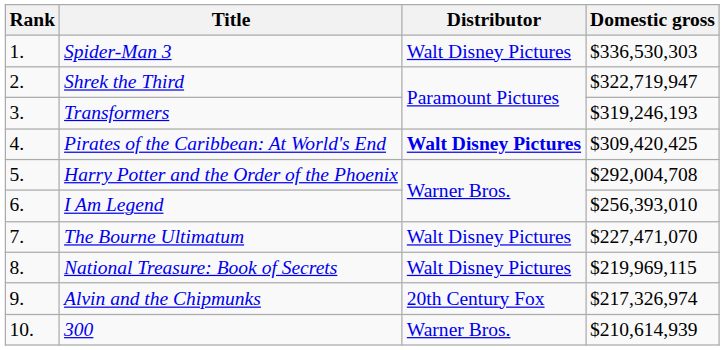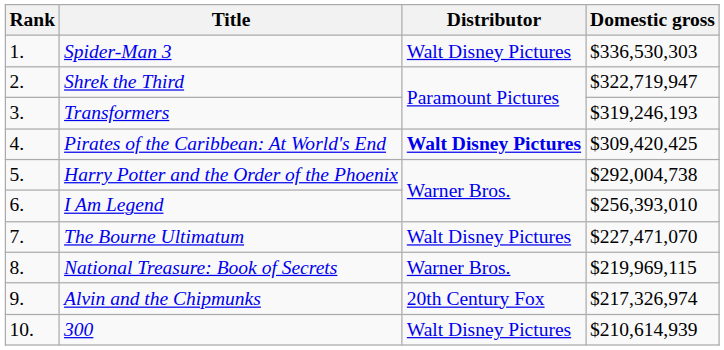(644, 174) $292,004,708 -> (644, 174) $292,004,738
(489, 267) Walt Disney Pictures -> (459, 267) Warner Bros.
(459, 329) Warner Bros. -> (489, 329) Walt Disney Pictures
